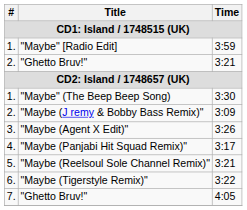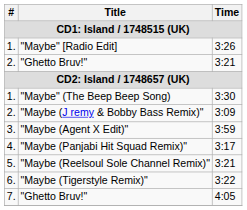(225, 46) 3:59 -> (225, 46) 3:26
(225, 130) 3:26 -> (225, 130) 3:59
